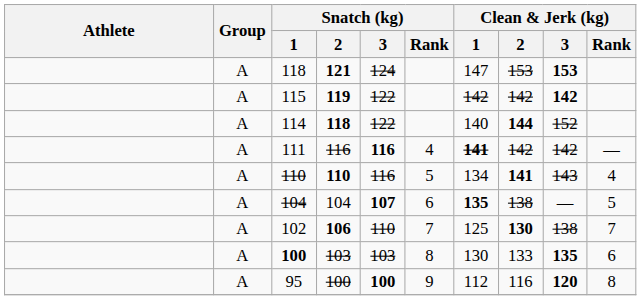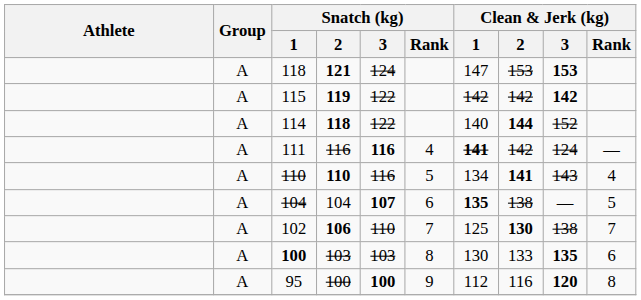(565, 149) 142 -> (565, 149) 124
